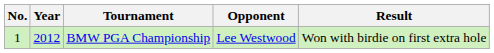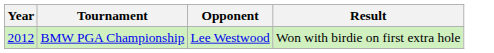- column: (17, 15)
